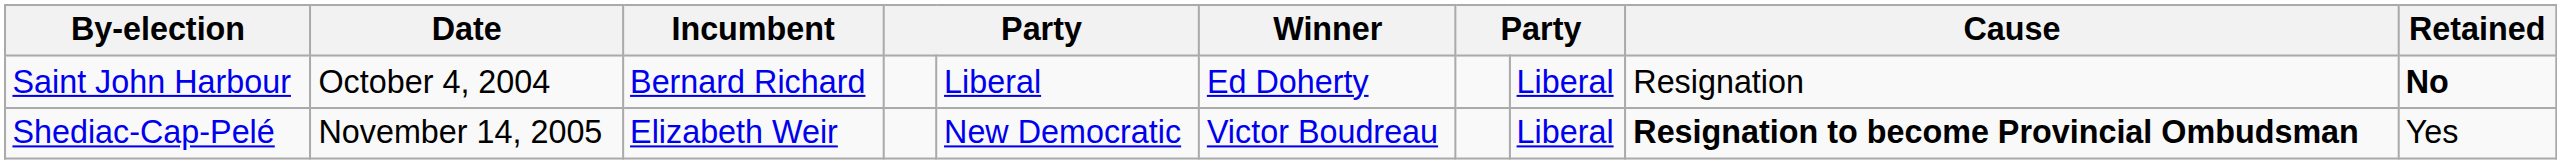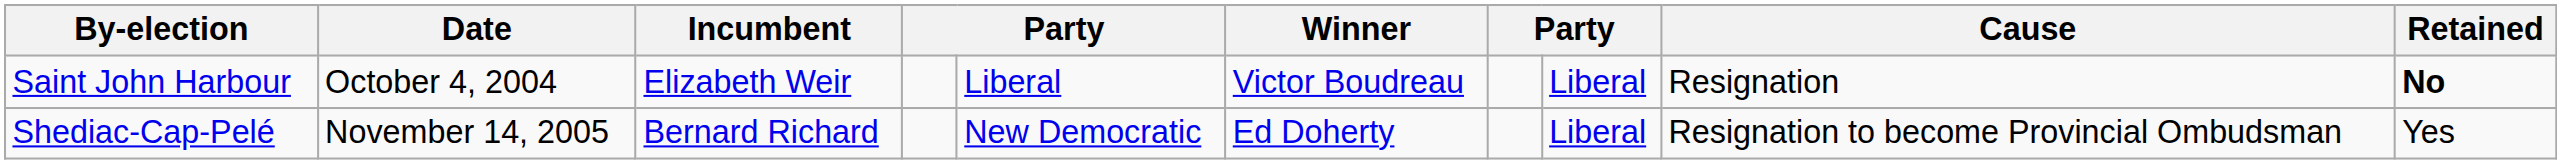(748, 81) Bernard Richard -> (747, 81) Elizabeth Weir
(1288, 81) Ed Doherty -> (1348, 81) Victor Boudreau
(734, 132) Elizabeth Weir -> (761, 132) Bernard Richard
(1322, 132) Victor Boudreau -> (1314, 132) Ed Doherty
(1996, 132) bold -> (2005, 132) normal
